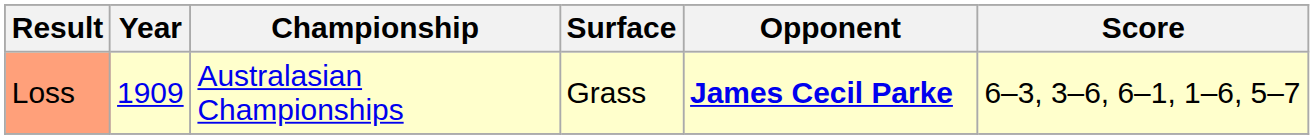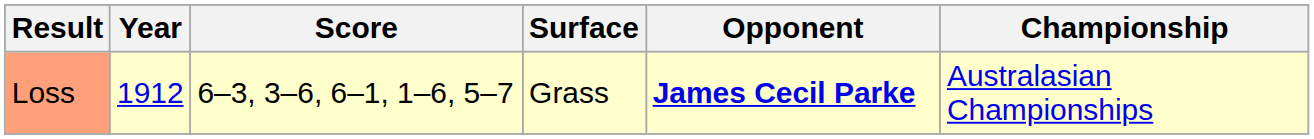columns swapped: (375, 28) <-> (1143, 28)
(150, 92) 1909 -> (150, 92) 1912
